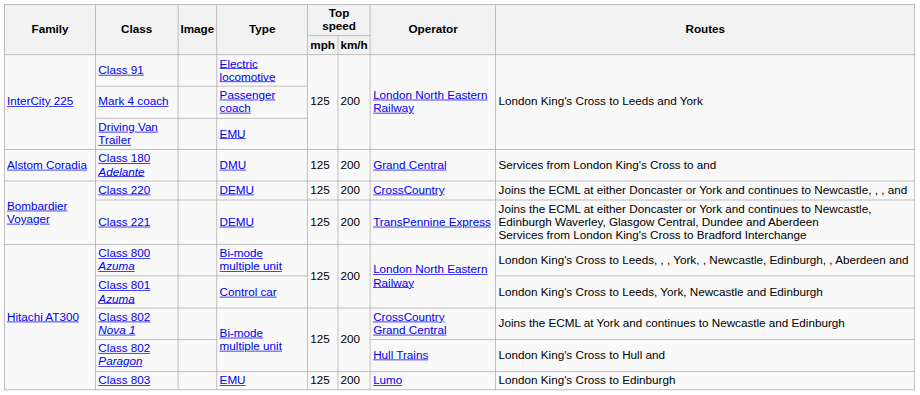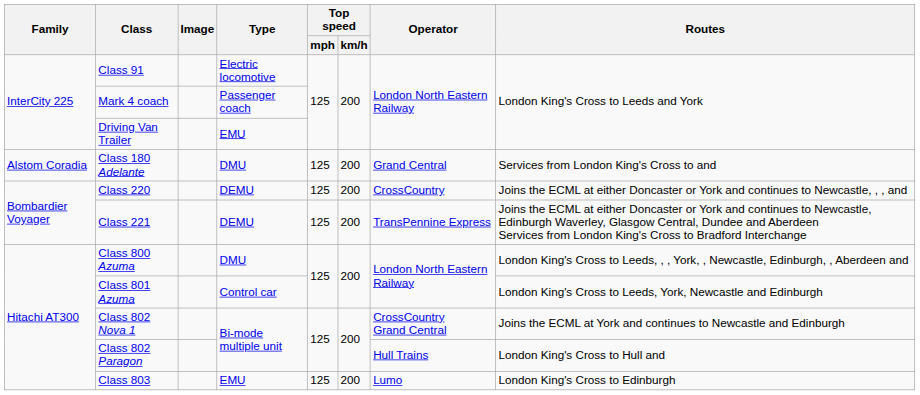(251, 260) Bi-mode multiple unit -> (233, 260) DMU
